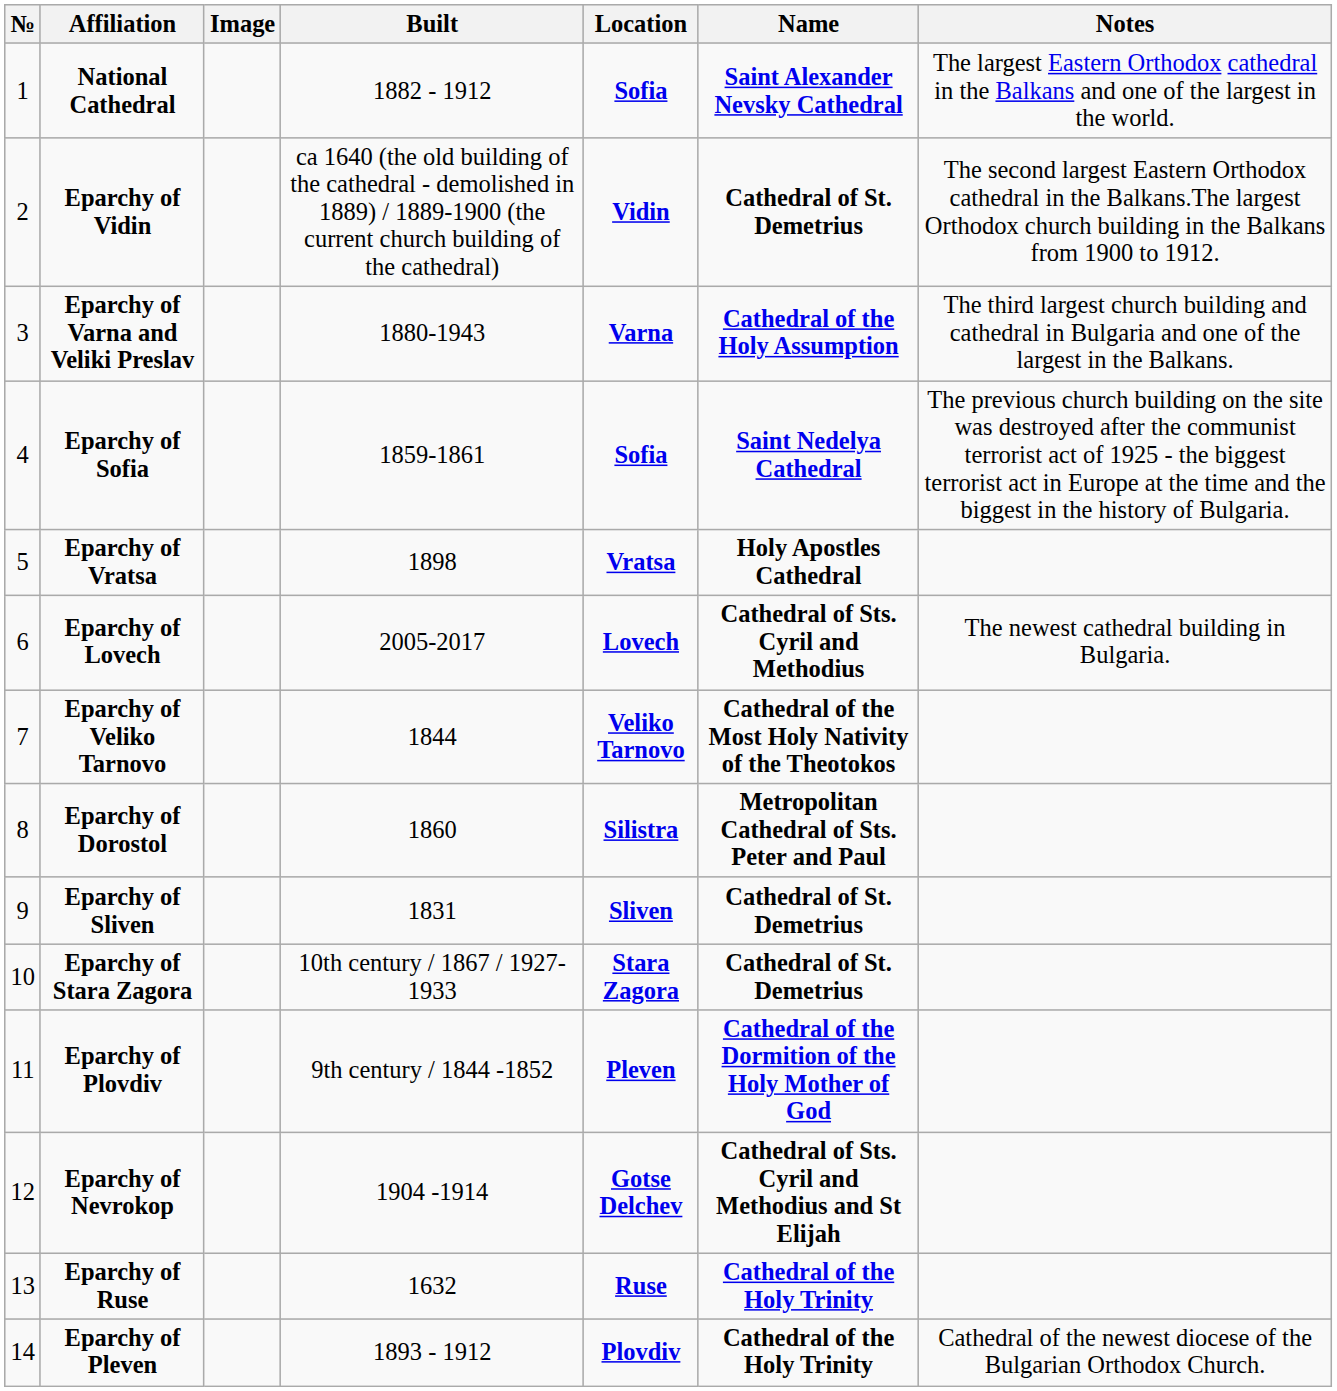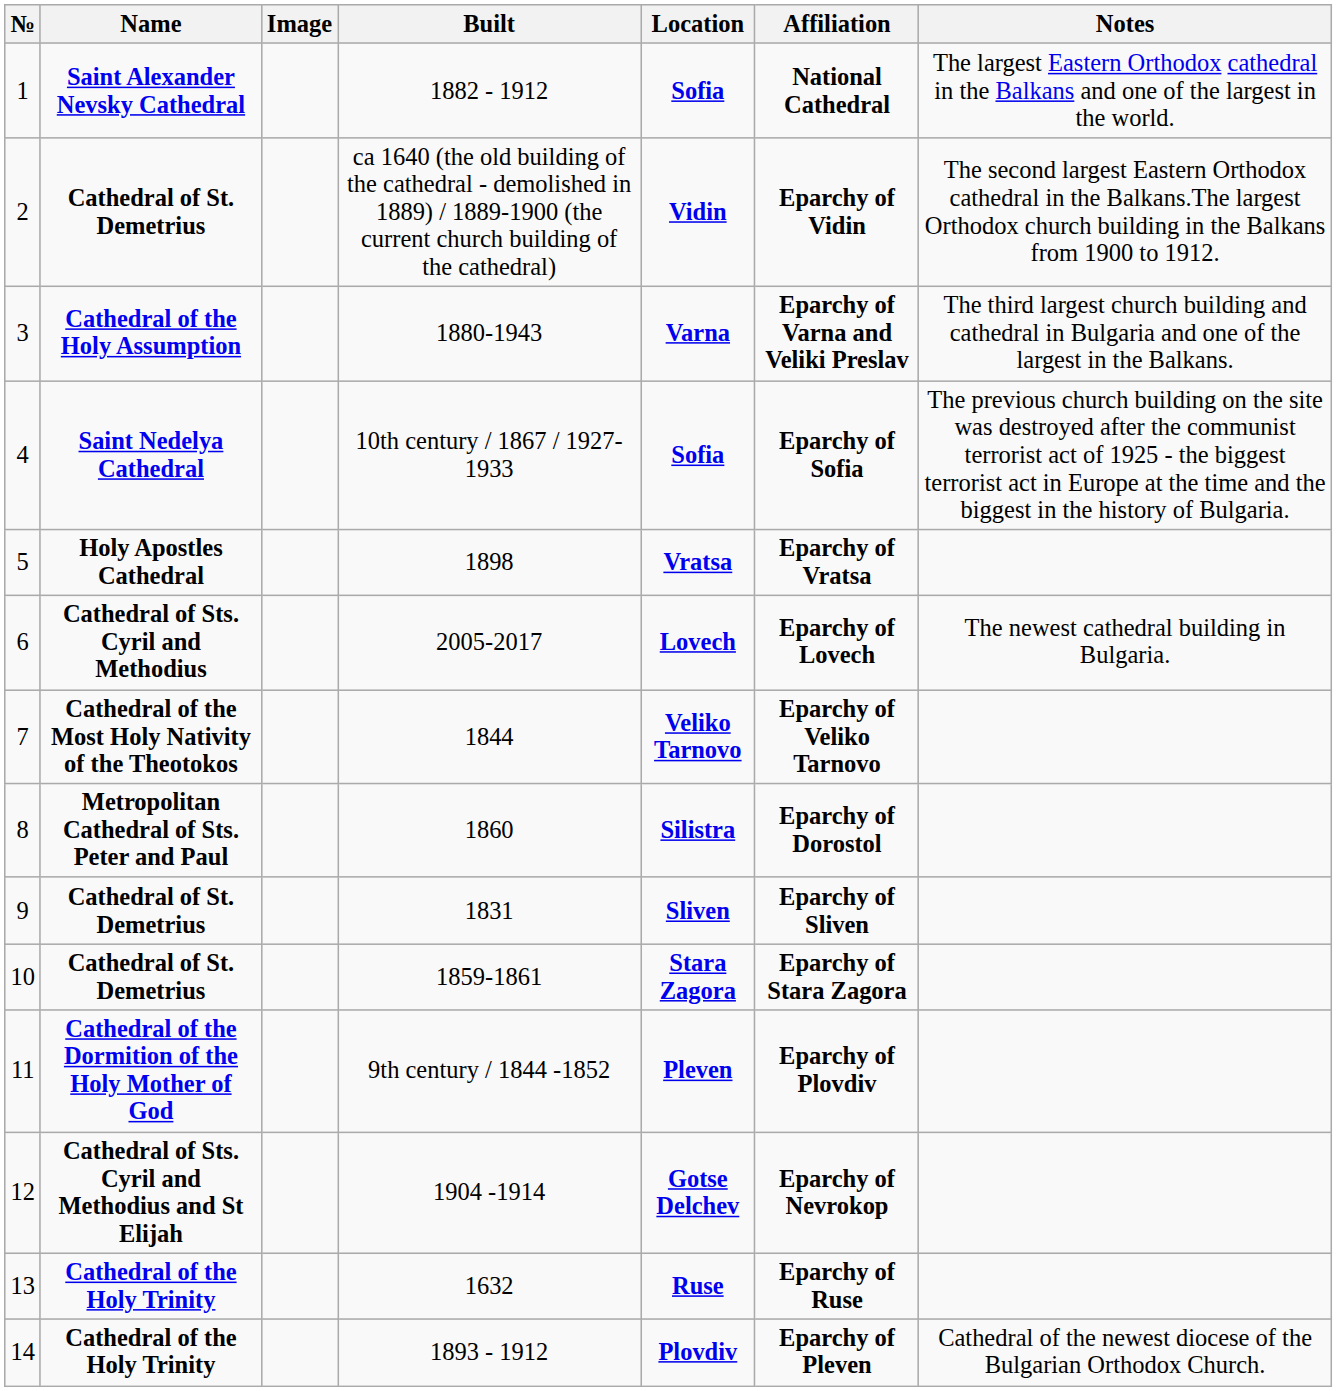columns swapped: (809, 23) <-> (122, 23)
(432, 454) 1859-1861 -> (489, 454) 10th century / 1867 / 1927-1933
(432, 976) 10th century / 1867 / 1927-1933 -> (489, 976) 1859-1861
